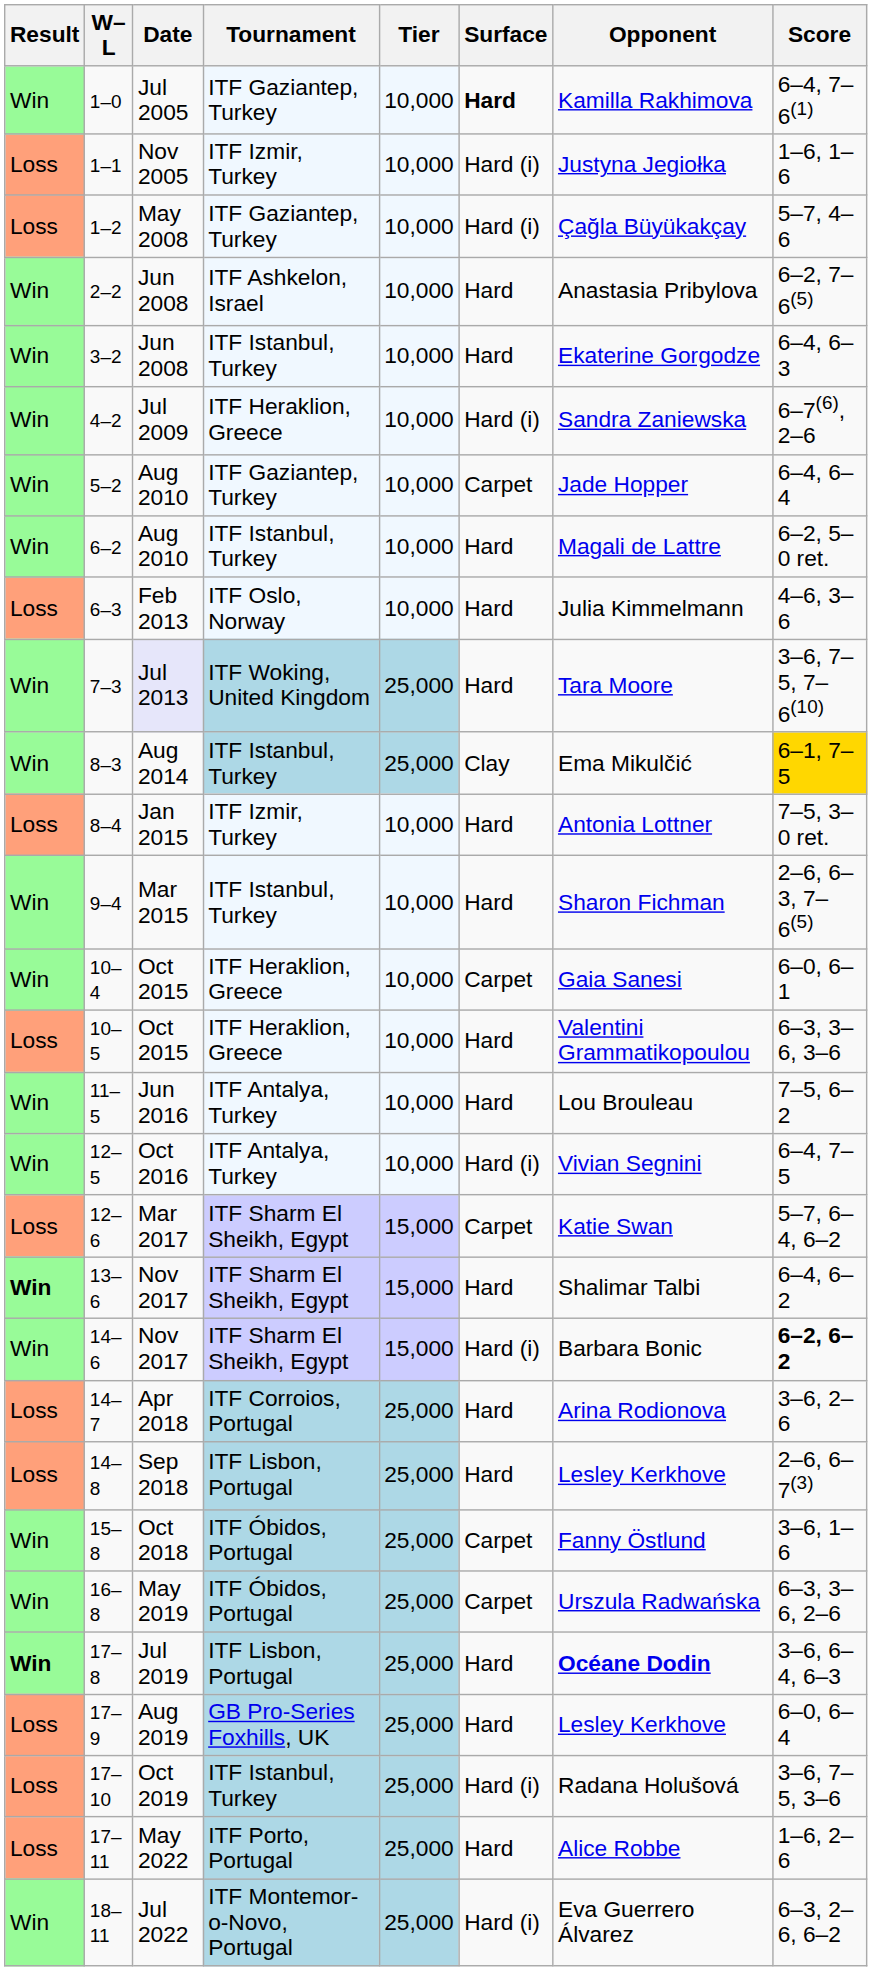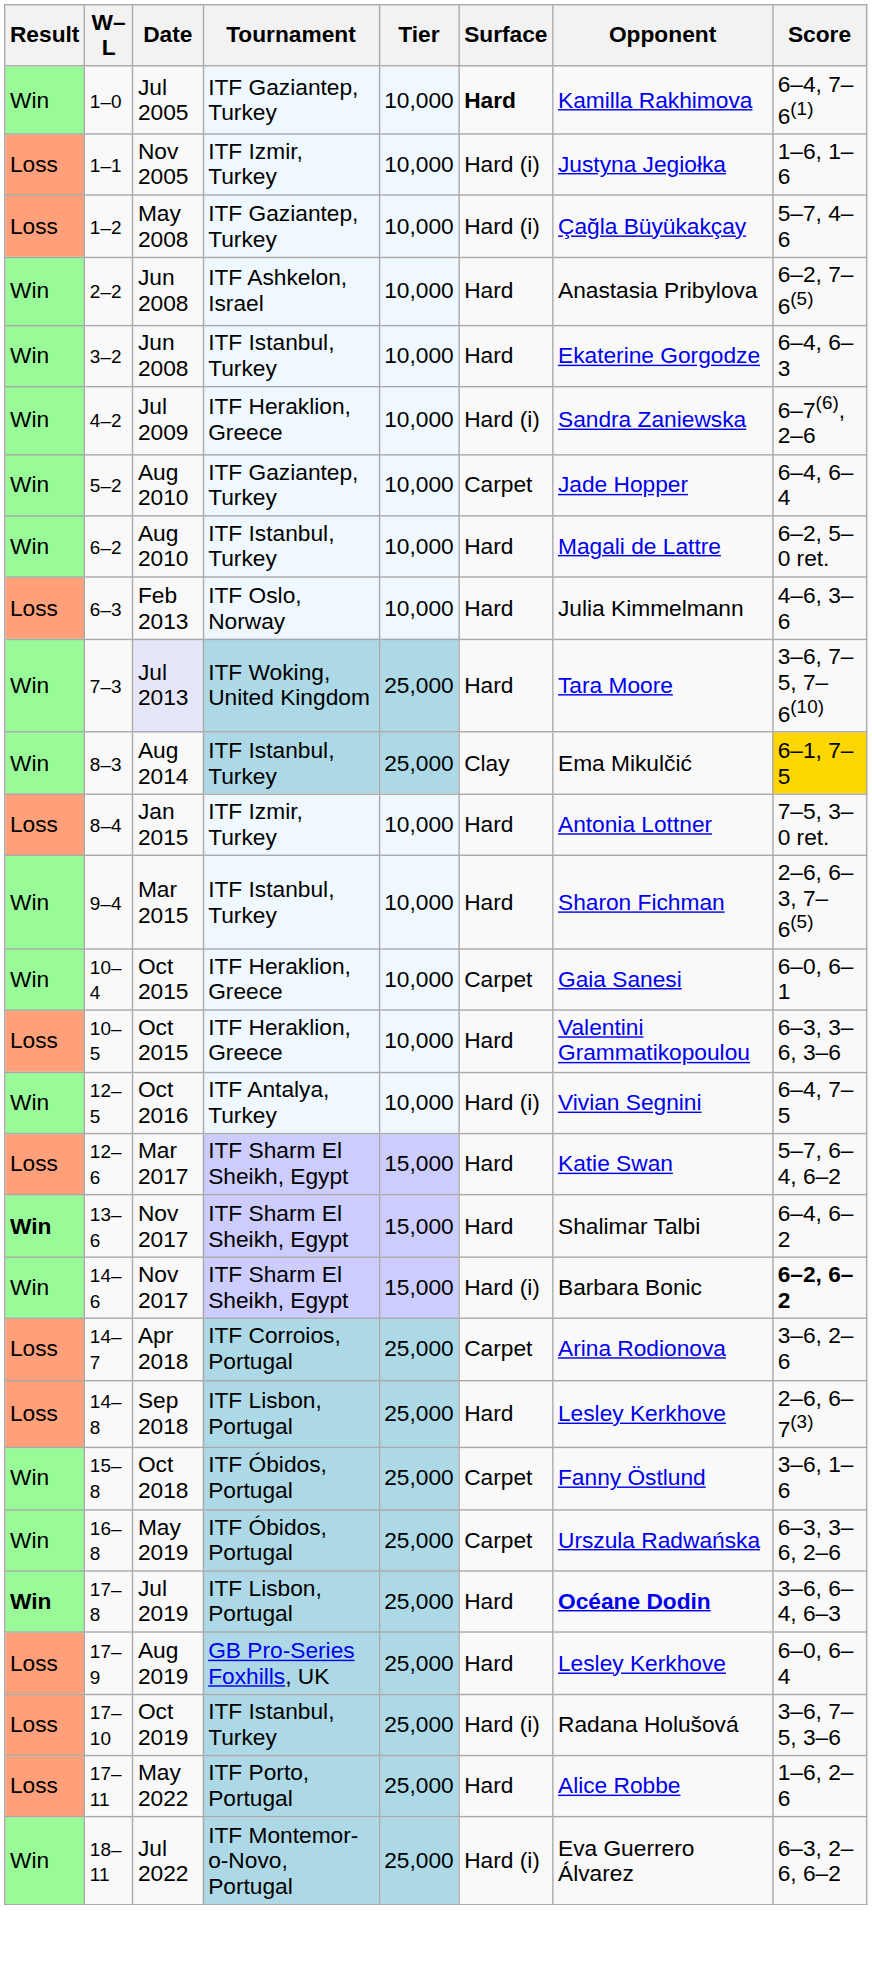- row: (105, 1104)
(498, 1225) Carpet -> (489, 1164) Hard
(489, 1410) Hard -> (498, 1348) Carpet
